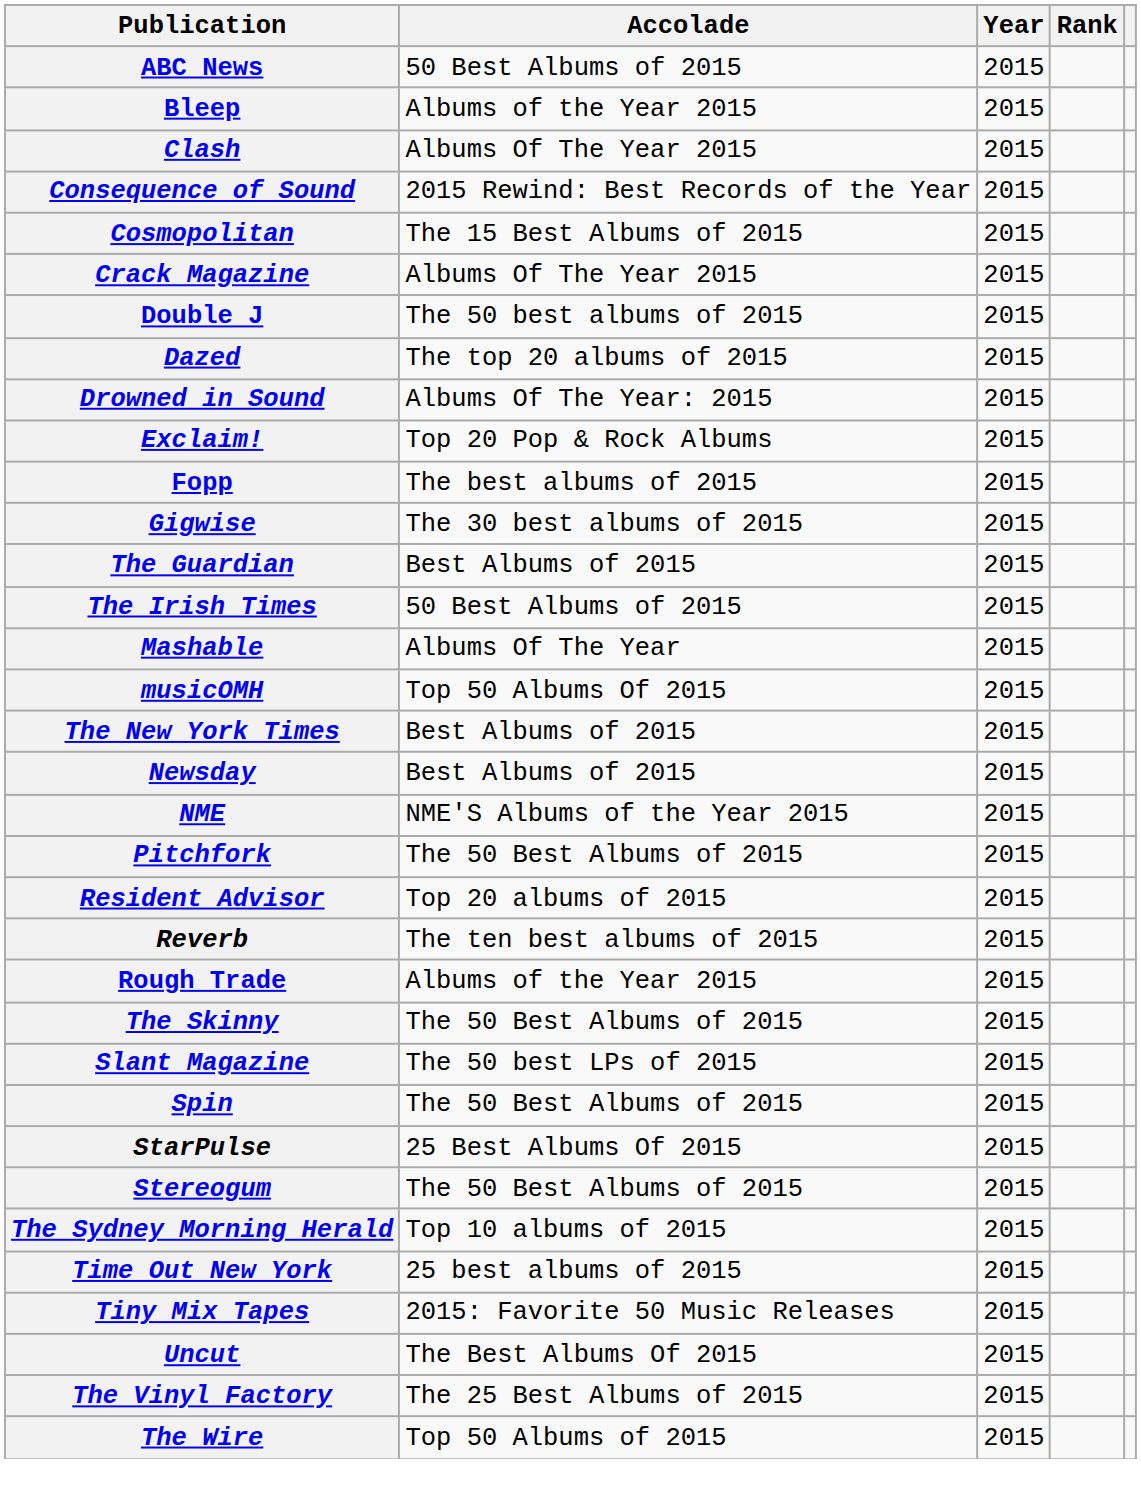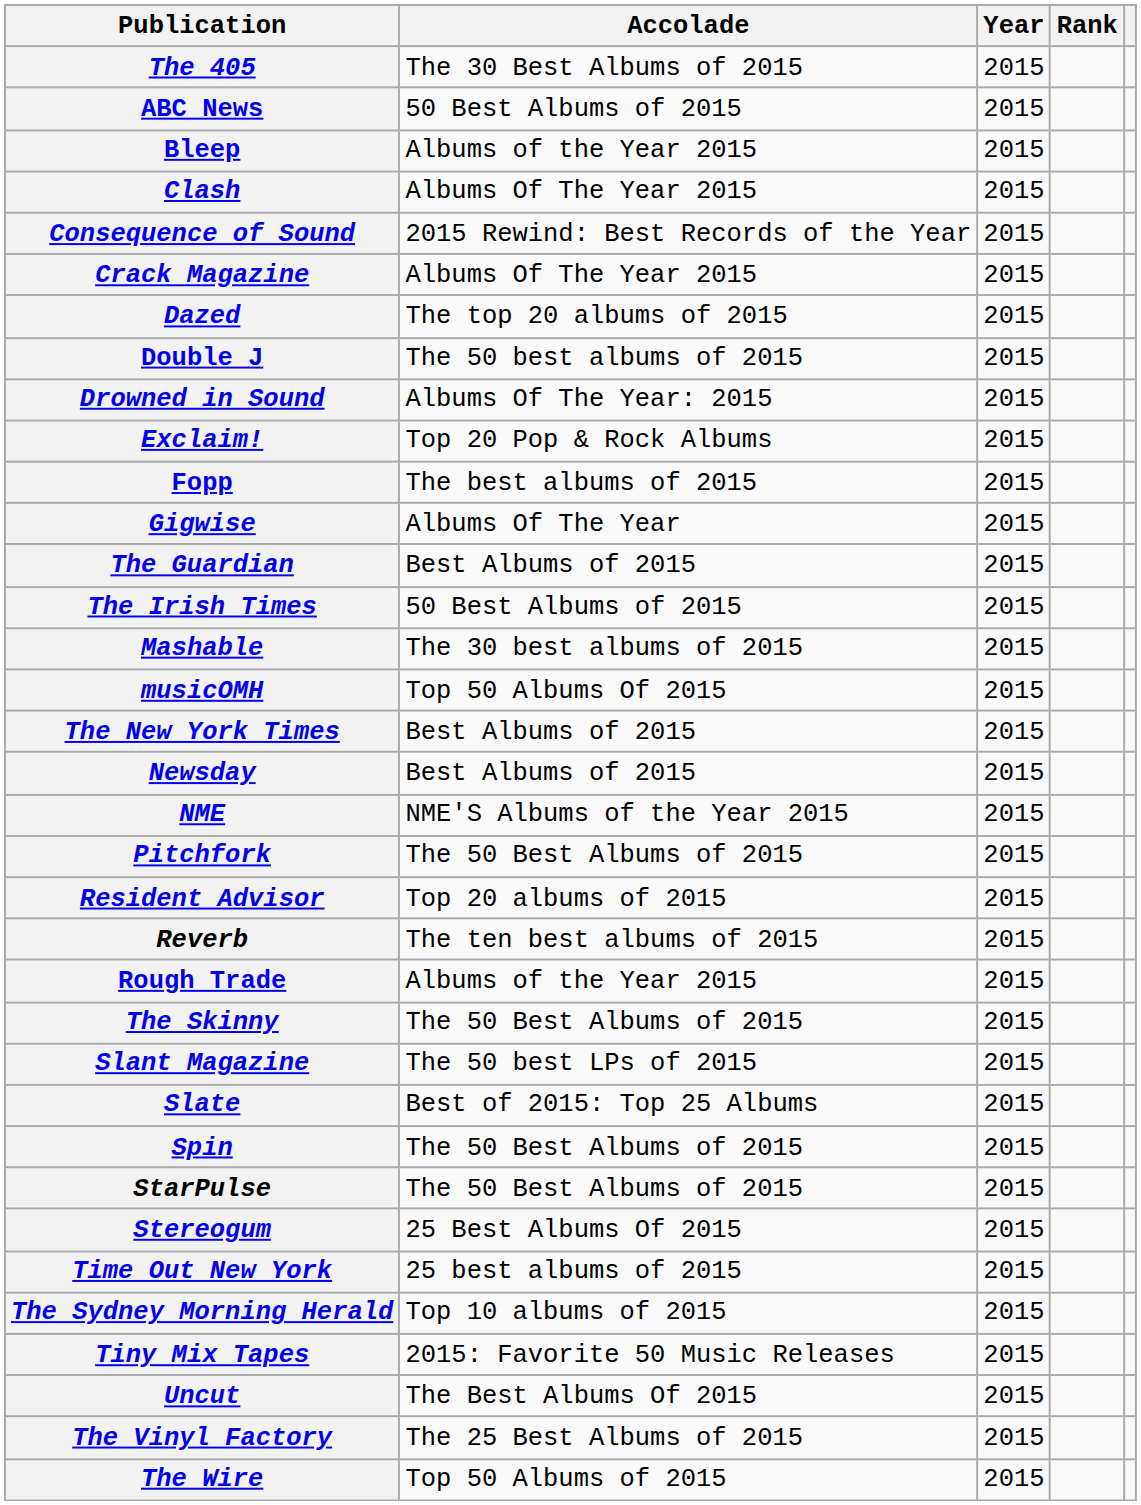+ row: (202, 67)
- row: (202, 233)
rows swapped: (202, 358) <-> (202, 316)
(604, 524) The 30 best albums of 2015 -> (543, 524) Albums Of The Year
(543, 649) Albums Of The Year -> (604, 649) The 30 best albums of 2015
+ row: (202, 1105)
(574, 1147) 25 Best Albums Of 2015 -> (604, 1189) The 50 Best Albums of 2015
(604, 1189) The 50 Best Albums of 2015 -> (574, 1230) 25 Best Albums Of 2015
rows swapped: (202, 1230) <-> (202, 1272)
